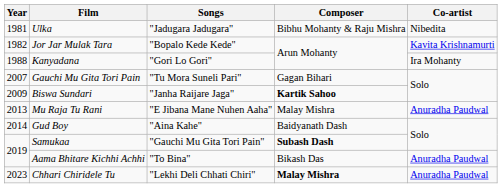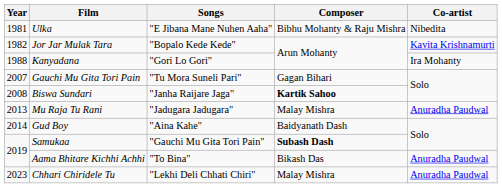(191, 28) "Jadugara Jadugara" -> (211, 28) "E Jibana Mane Nuhen Aaha"
(17, 93) 2009 -> (17, 93) 2008
(211, 110) "E Jibana Mane Nuhen Aaha" -> (191, 110) "Jadugara Jadugara"
(308, 175) bold -> (306, 175) normal
